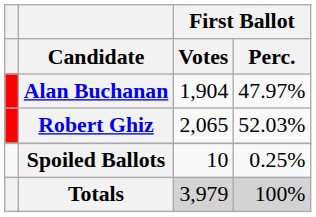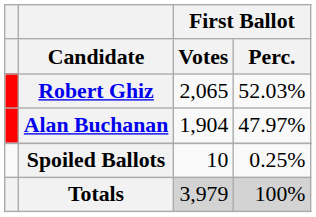rows swapped: (96, 125) <-> (96, 90)
